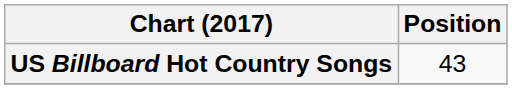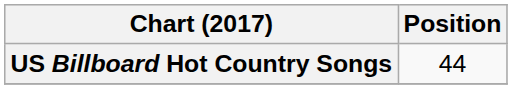(452, 63) 43 -> (452, 63) 44
